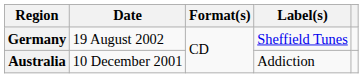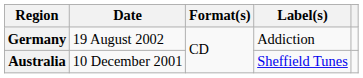(302, 38) Sheffield Tunes -> (286, 38) Addiction
(286, 61) Addiction -> (302, 61) Sheffield Tunes
